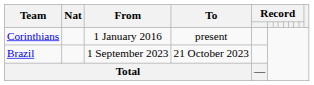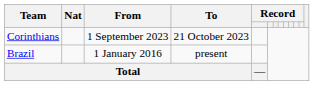(128, 36) 1 January 2016 -> (128, 36) 1 September 2023
(211, 36) present -> (211, 36) 21 October 2023
(128, 54) 1 September 2023 -> (128, 54) 1 January 2016
(211, 54) 21 October 2023 -> (211, 54) present
